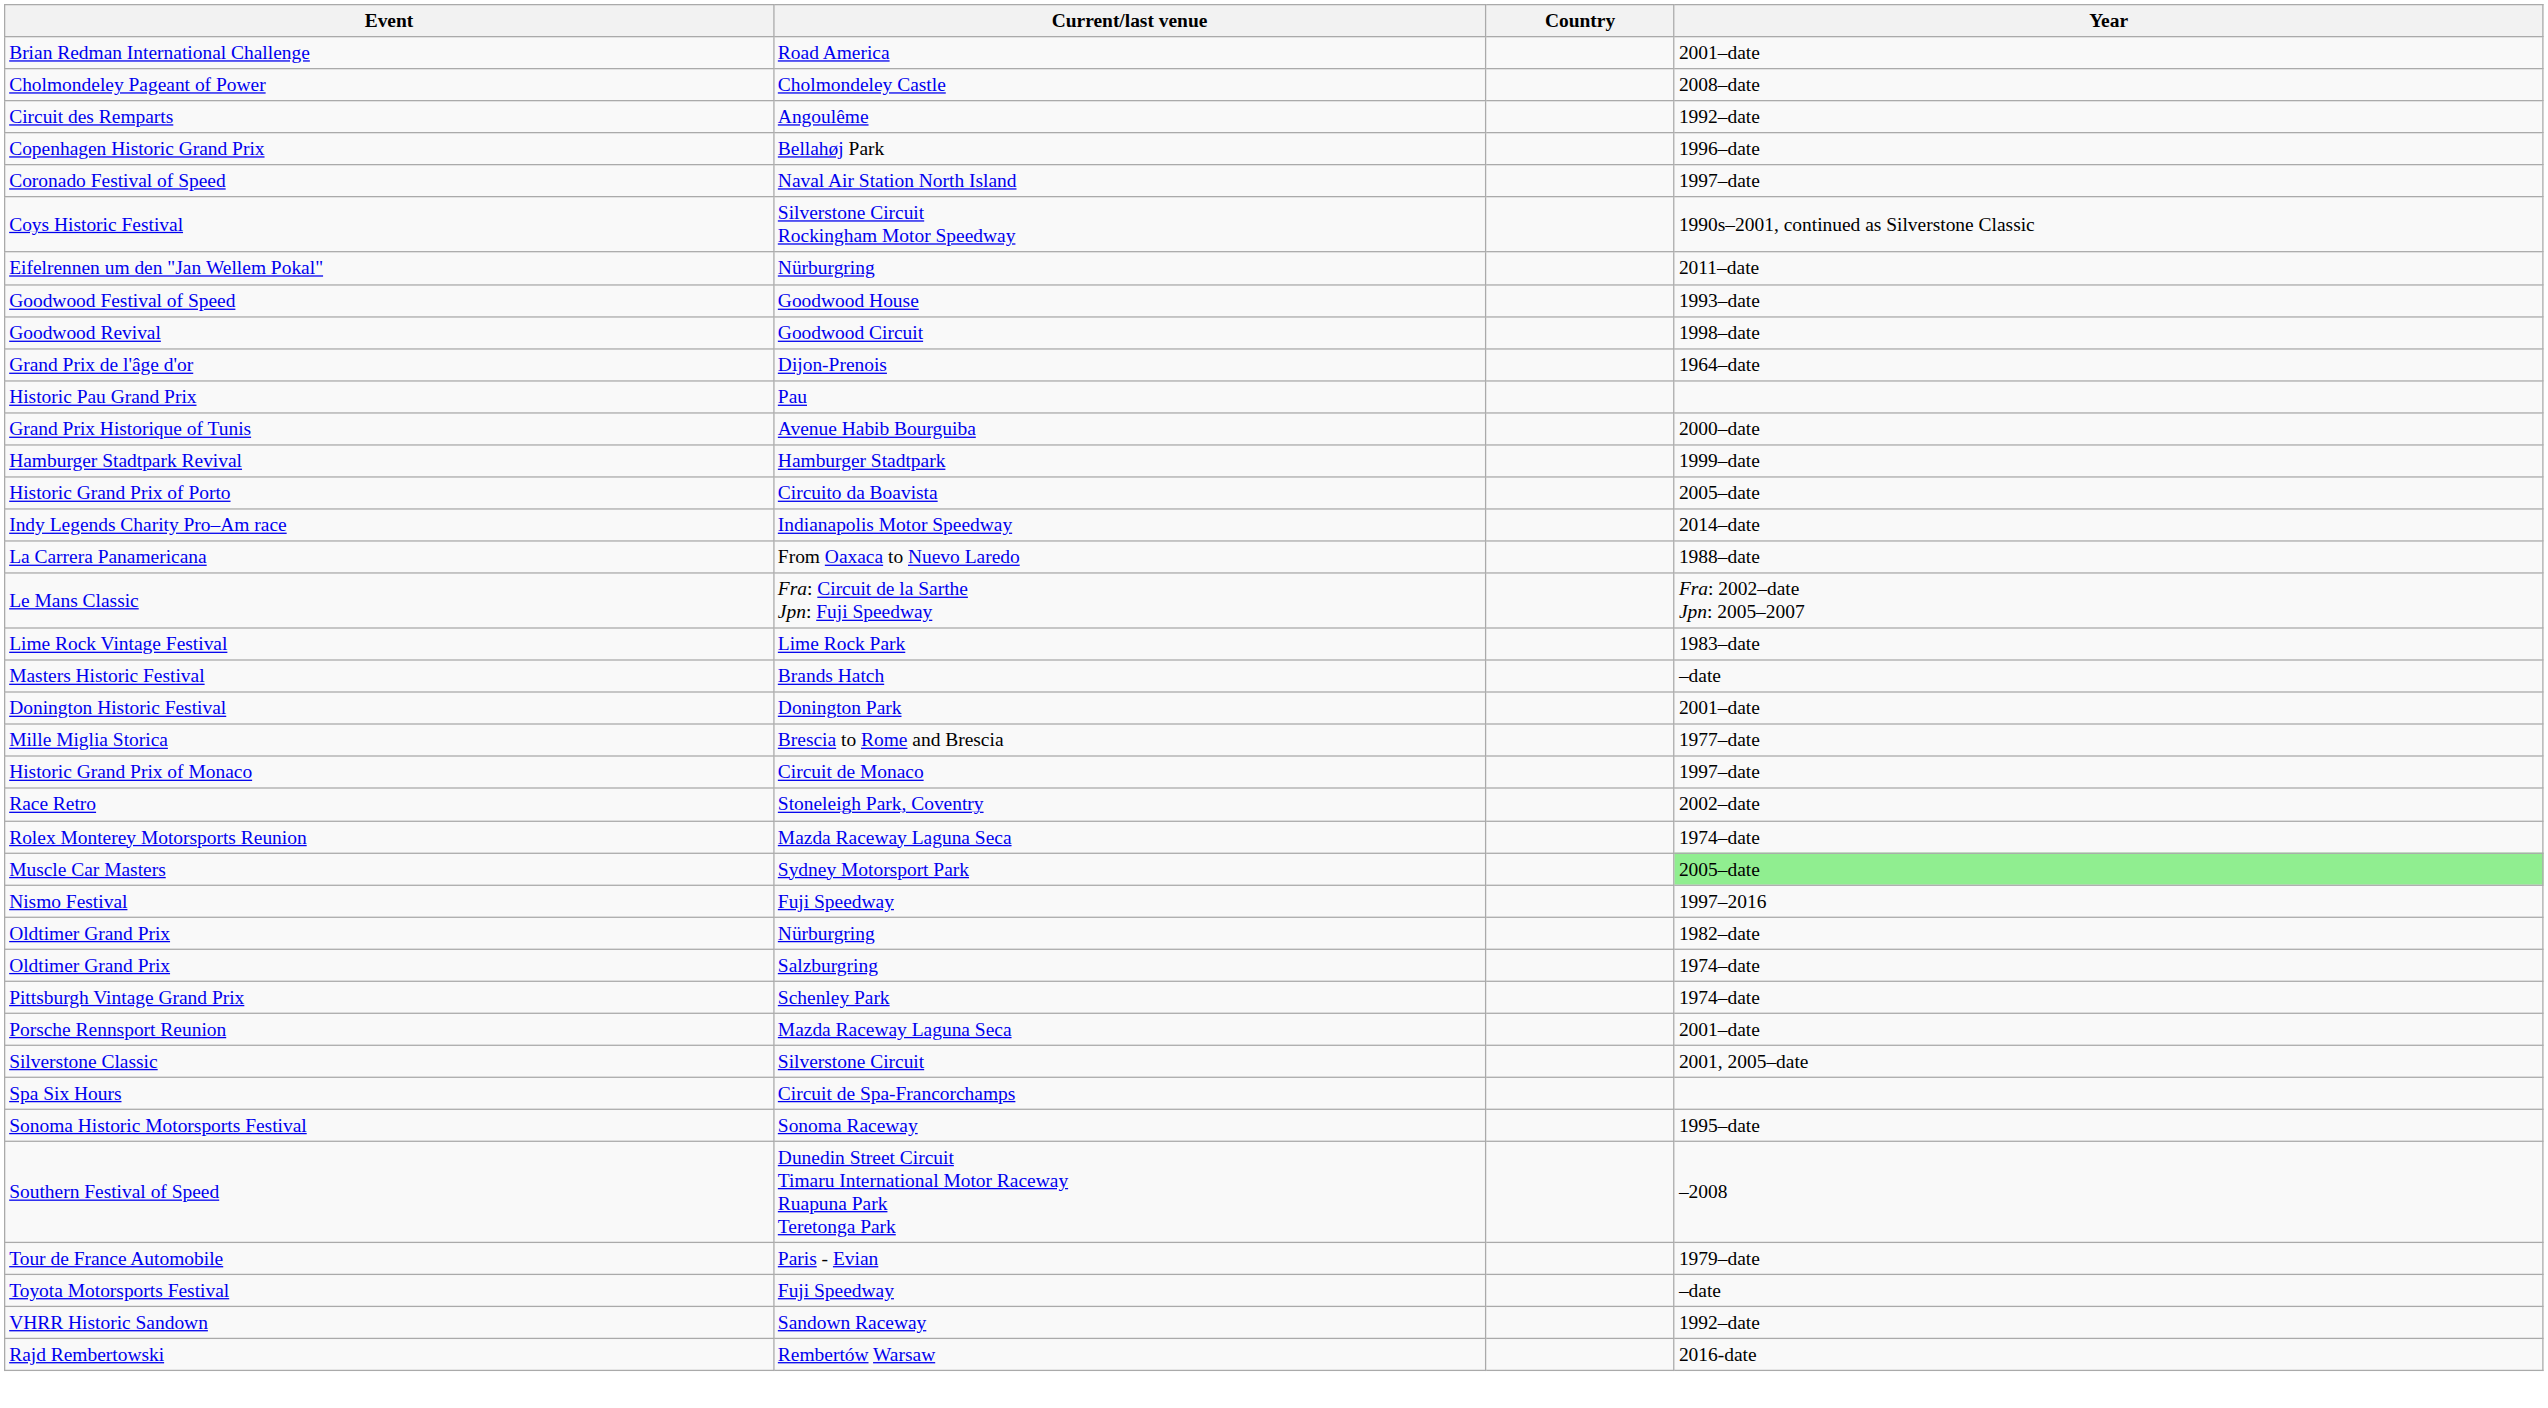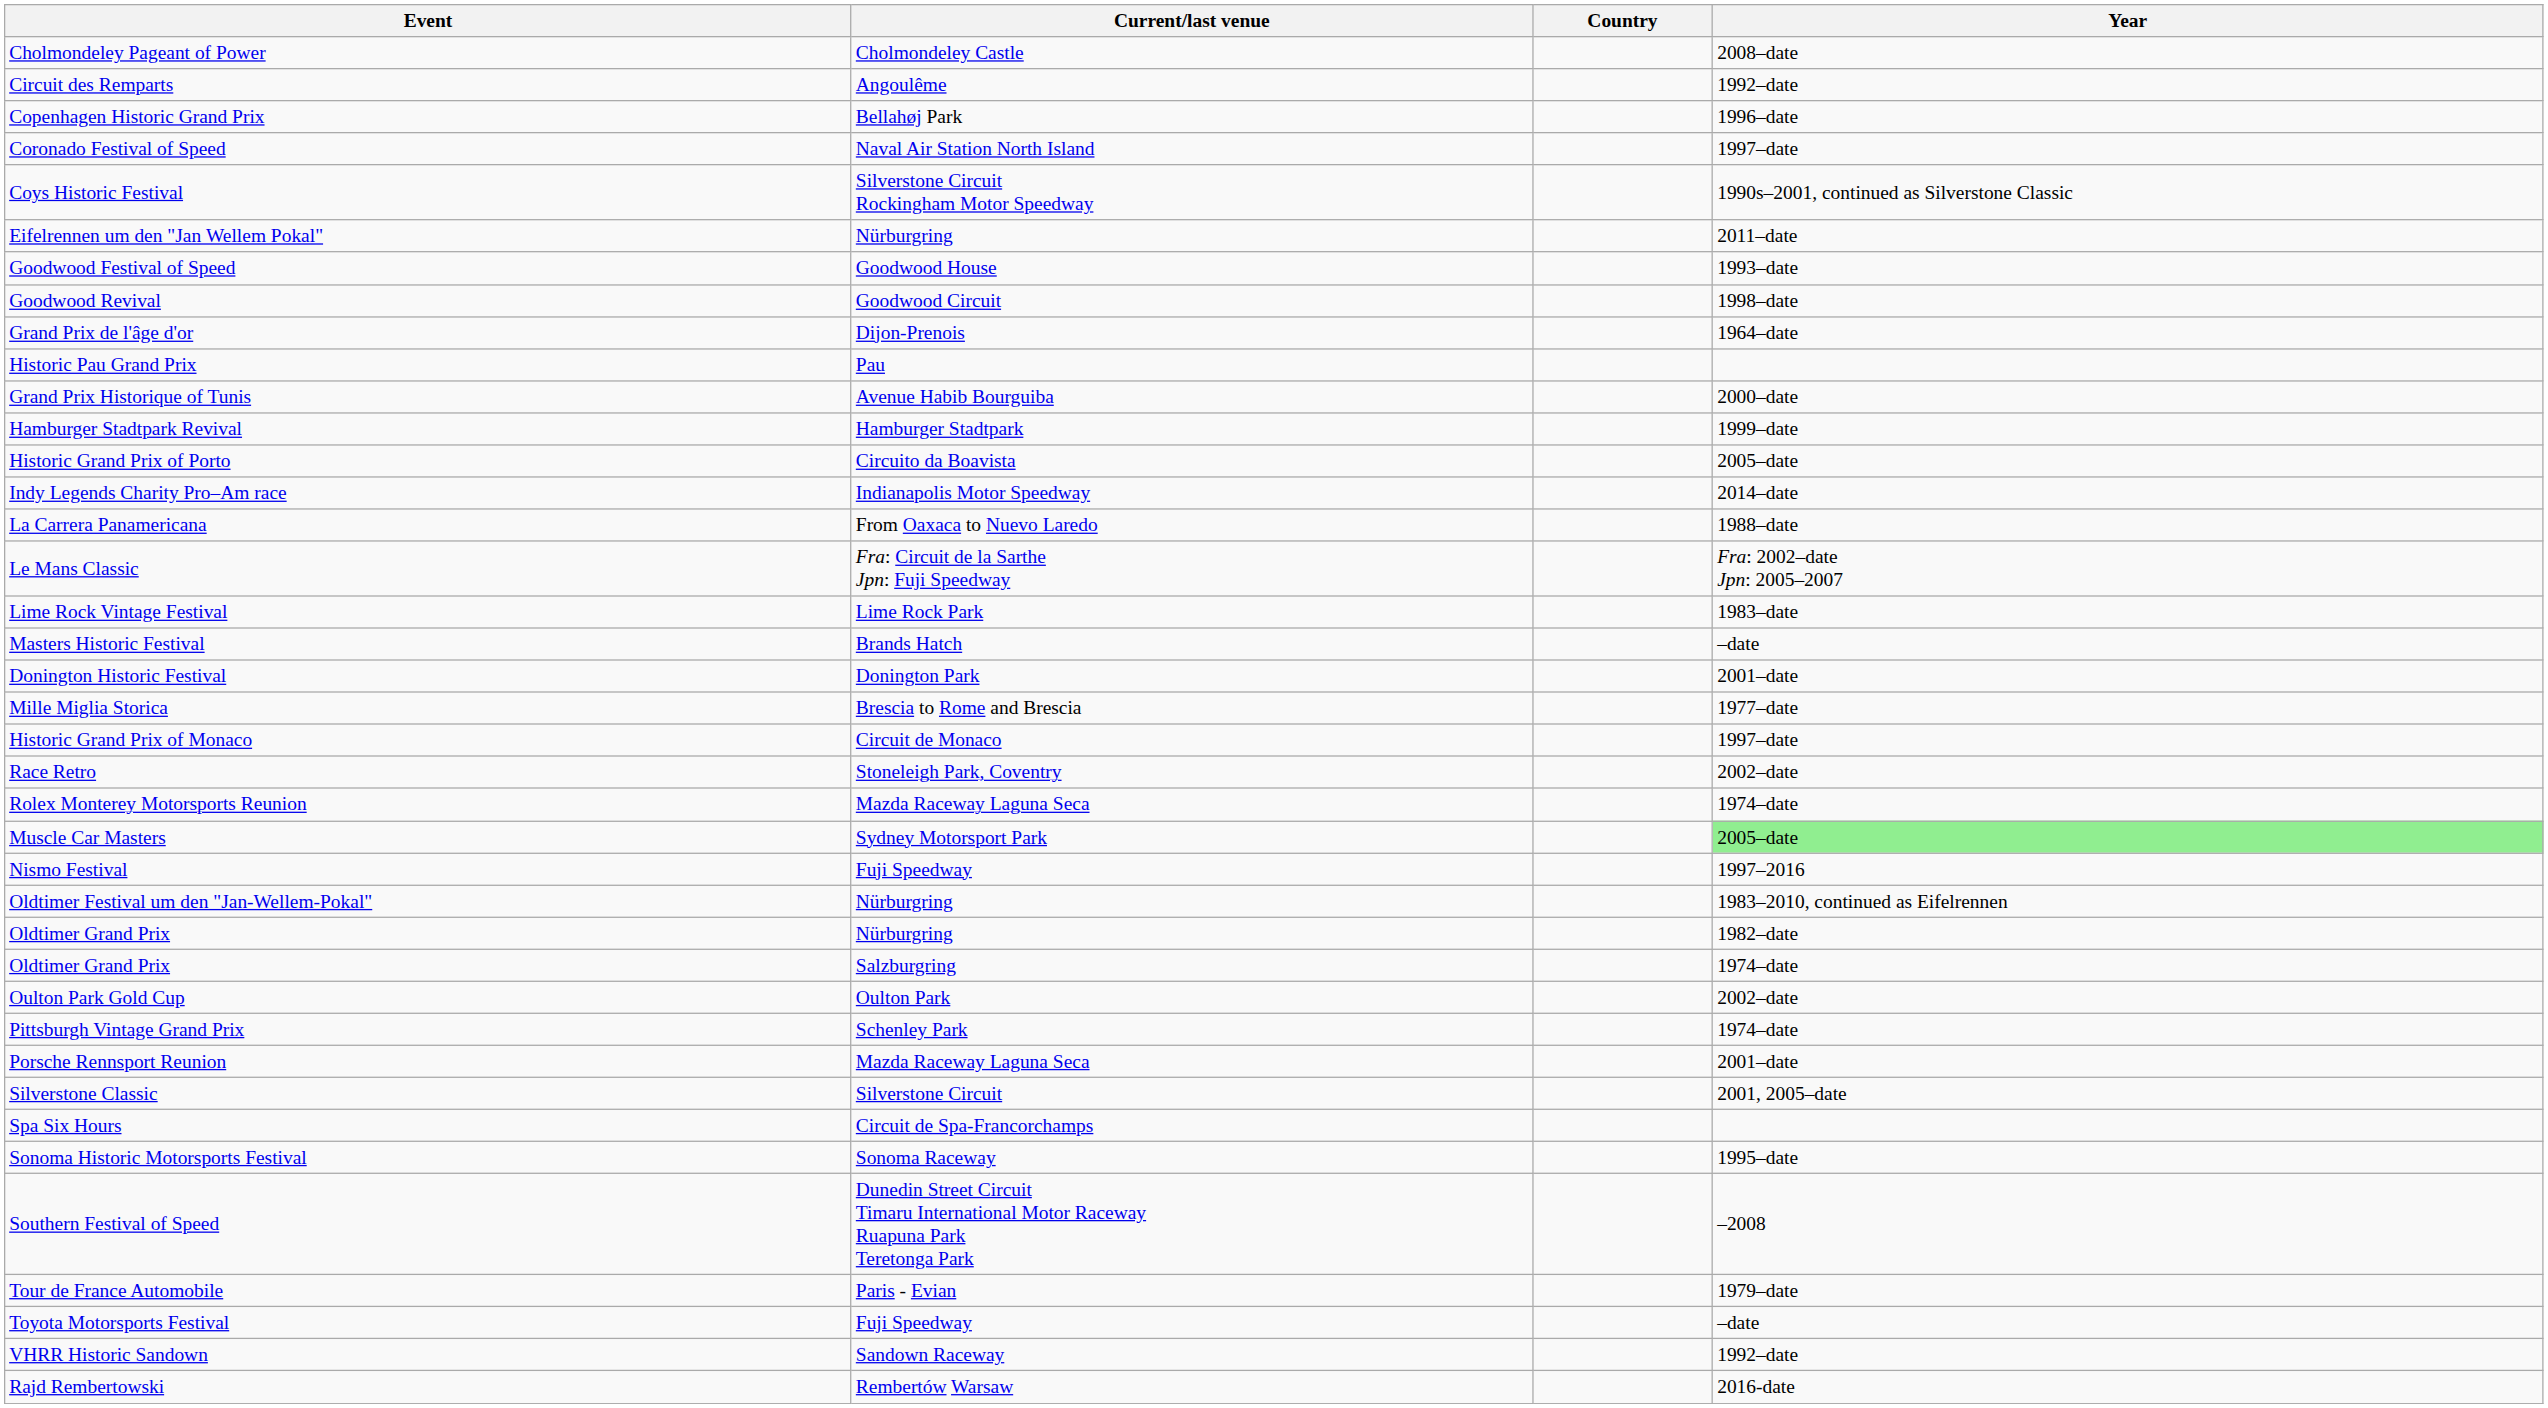- row: (160, 52)
+ row: (191, 900)
+ row: (97, 997)
